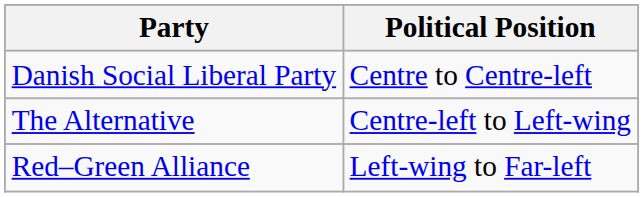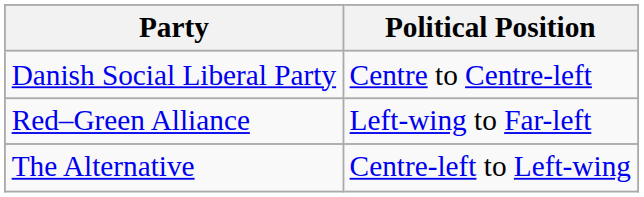rows swapped: (131, 167) <-> (103, 120)
